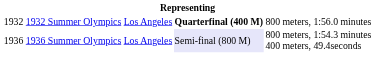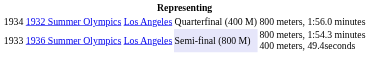(14, 21) 1932 -> (14, 21) 1934
(219, 21) bold -> (216, 21) normal
(14, 40) 1936 -> (14, 40) 1933
